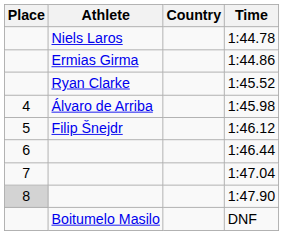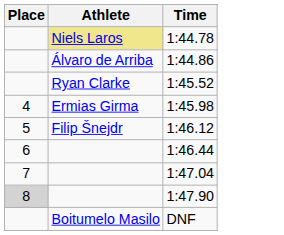- column: (194, 15)
(87, 38) no background -> (87, 38) khaki background
(95, 60) Ermias Girma -> (102, 60) Álvaro de Arriba
(102, 106) Álvaro de Arriba -> (95, 106) Ermias Girma
